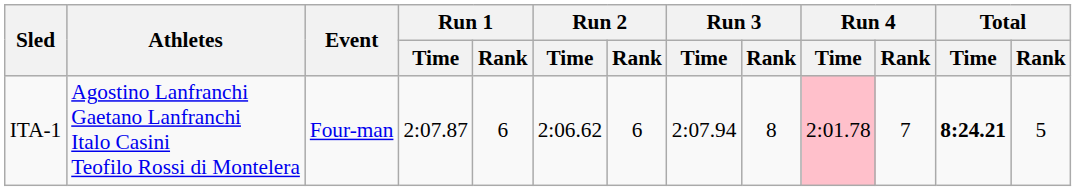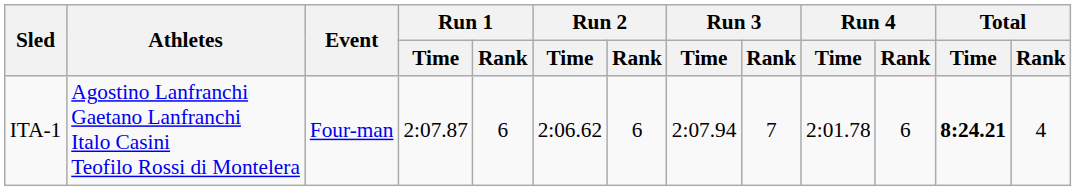(771, 130) 8 -> (771, 130) 7
(838, 130) pink background -> (838, 130) no background
(905, 130) 7 -> (905, 130) 6
(1041, 130) 5 -> (1041, 130) 4
